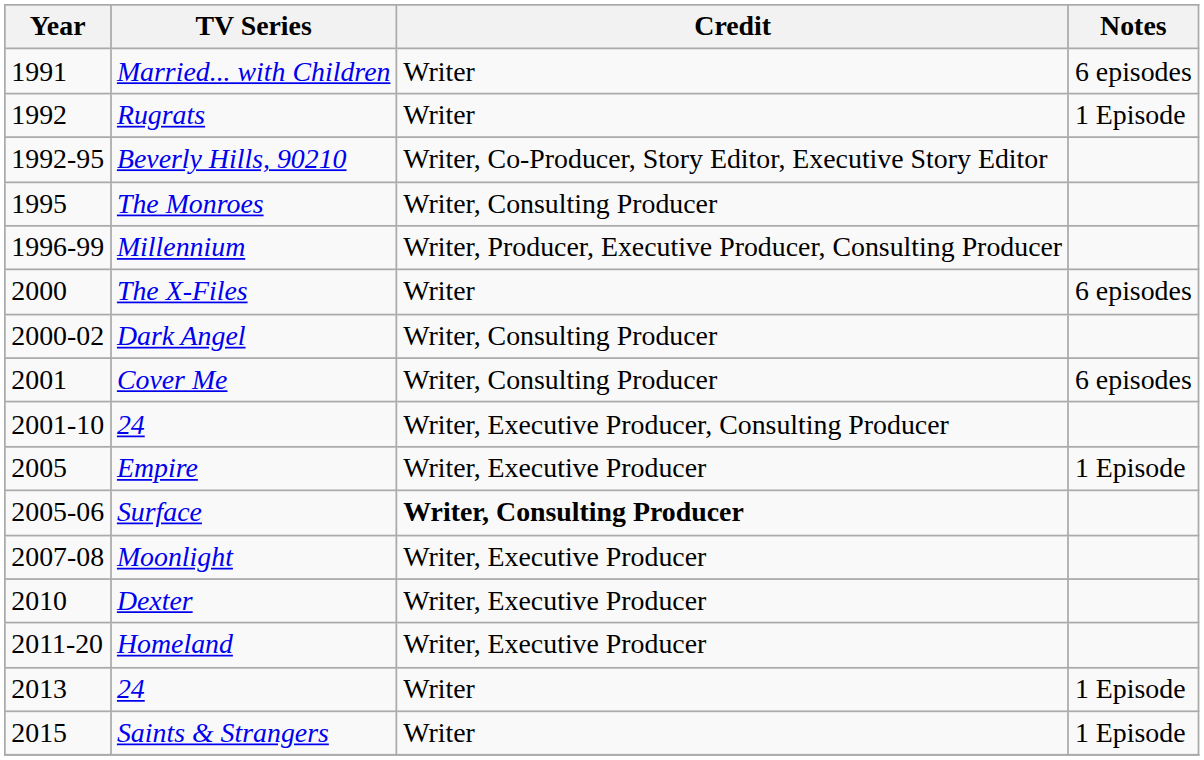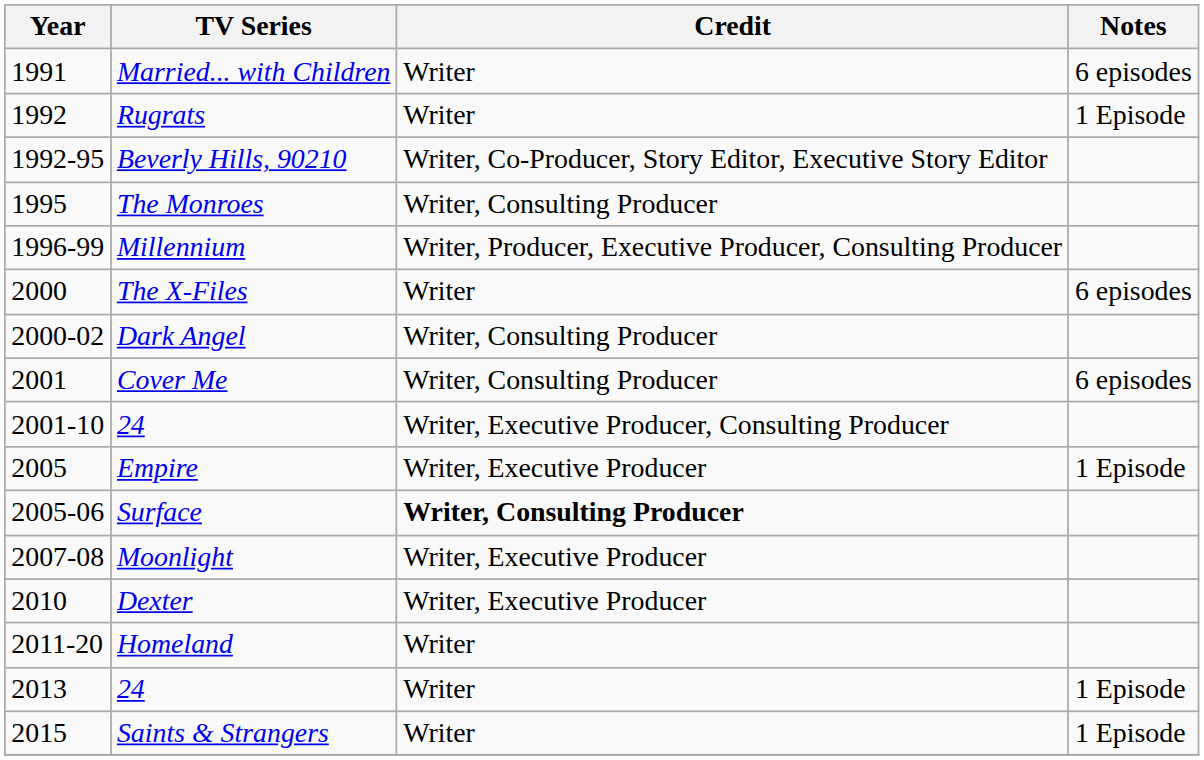(555, 644) Writer, Executive Producer -> (439, 644) Writer
